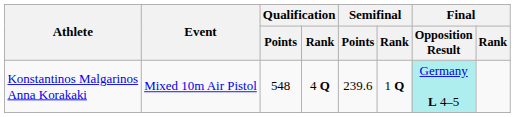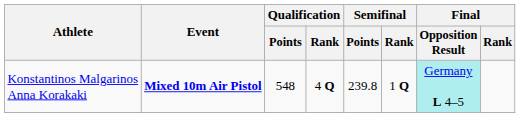(200, 86) normal -> (203, 86) bold
(358, 86) 239.6 -> (363, 86) 239.8
